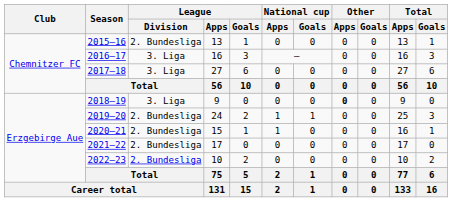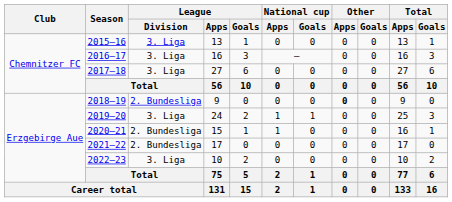(166, 41) 2. Bundesliga -> (166, 41) 3. Liga
(166, 101) 3. Liga -> (166, 101) 2. Bundesliga
(166, 116) 2. Bundesliga -> (166, 116) 3. Liga
(166, 160) 2. Bundesliga -> (166, 160) 3. Liga
